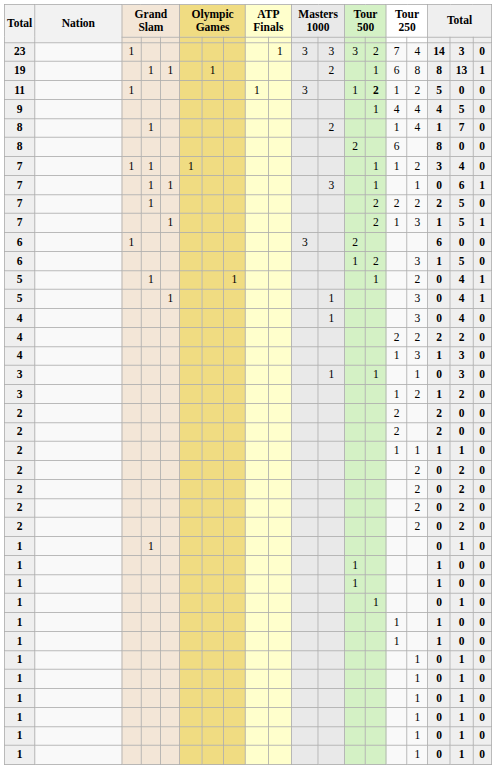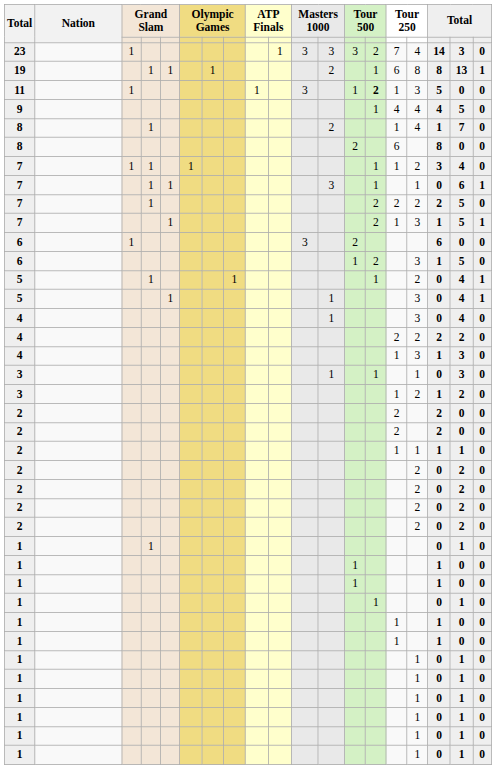(417, 90) 2 -> (417, 90) 3
